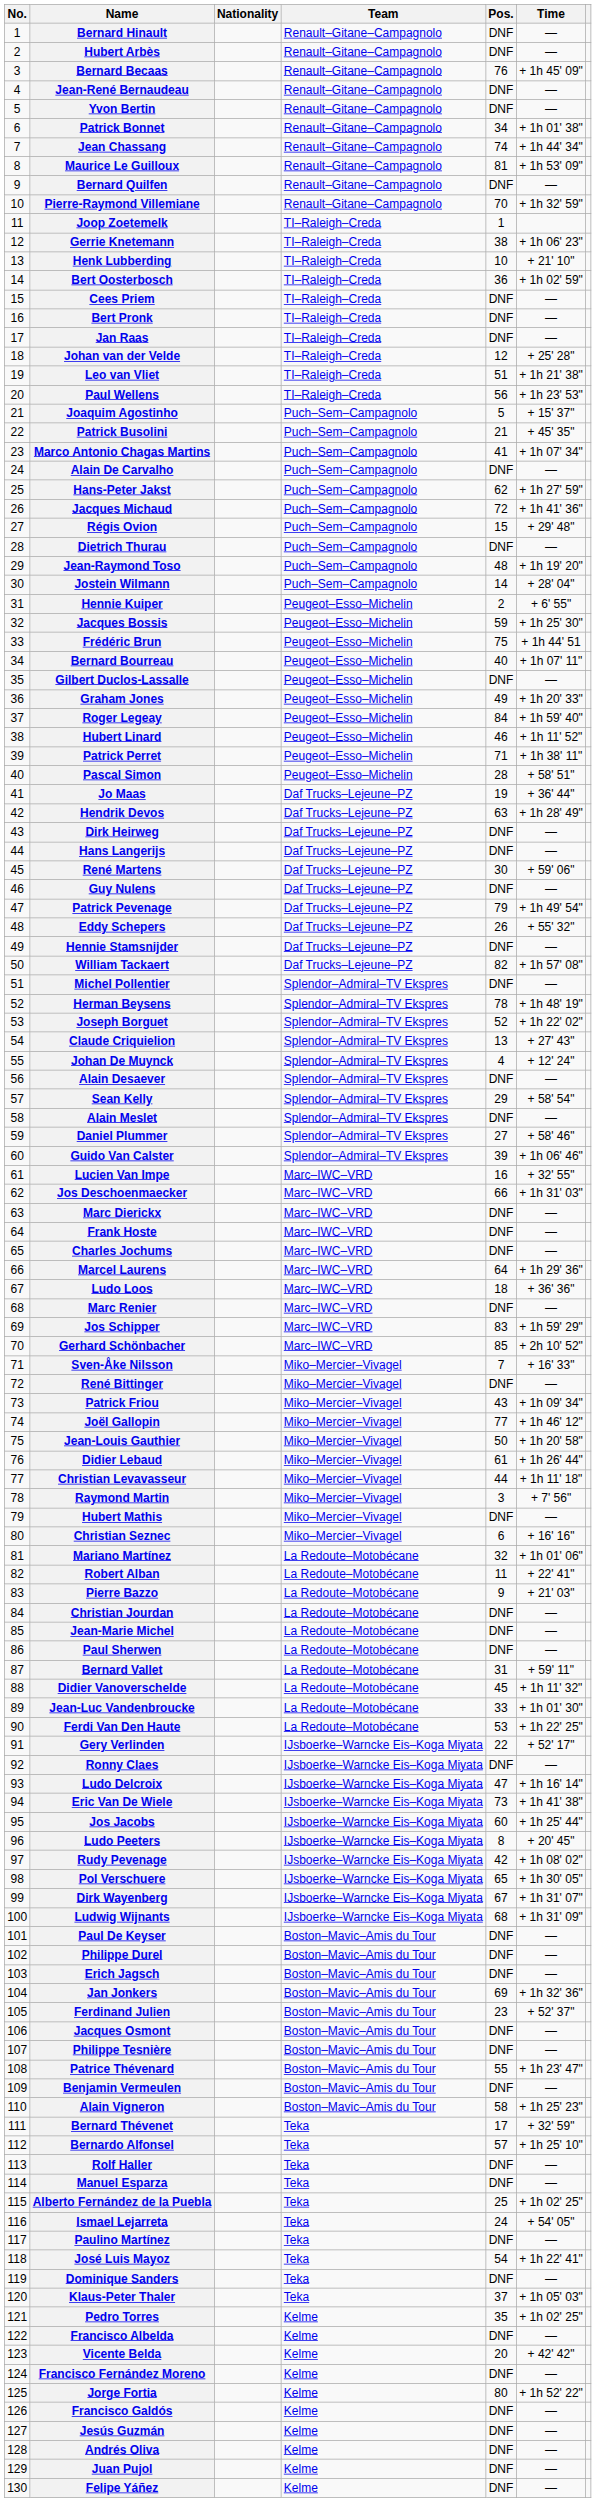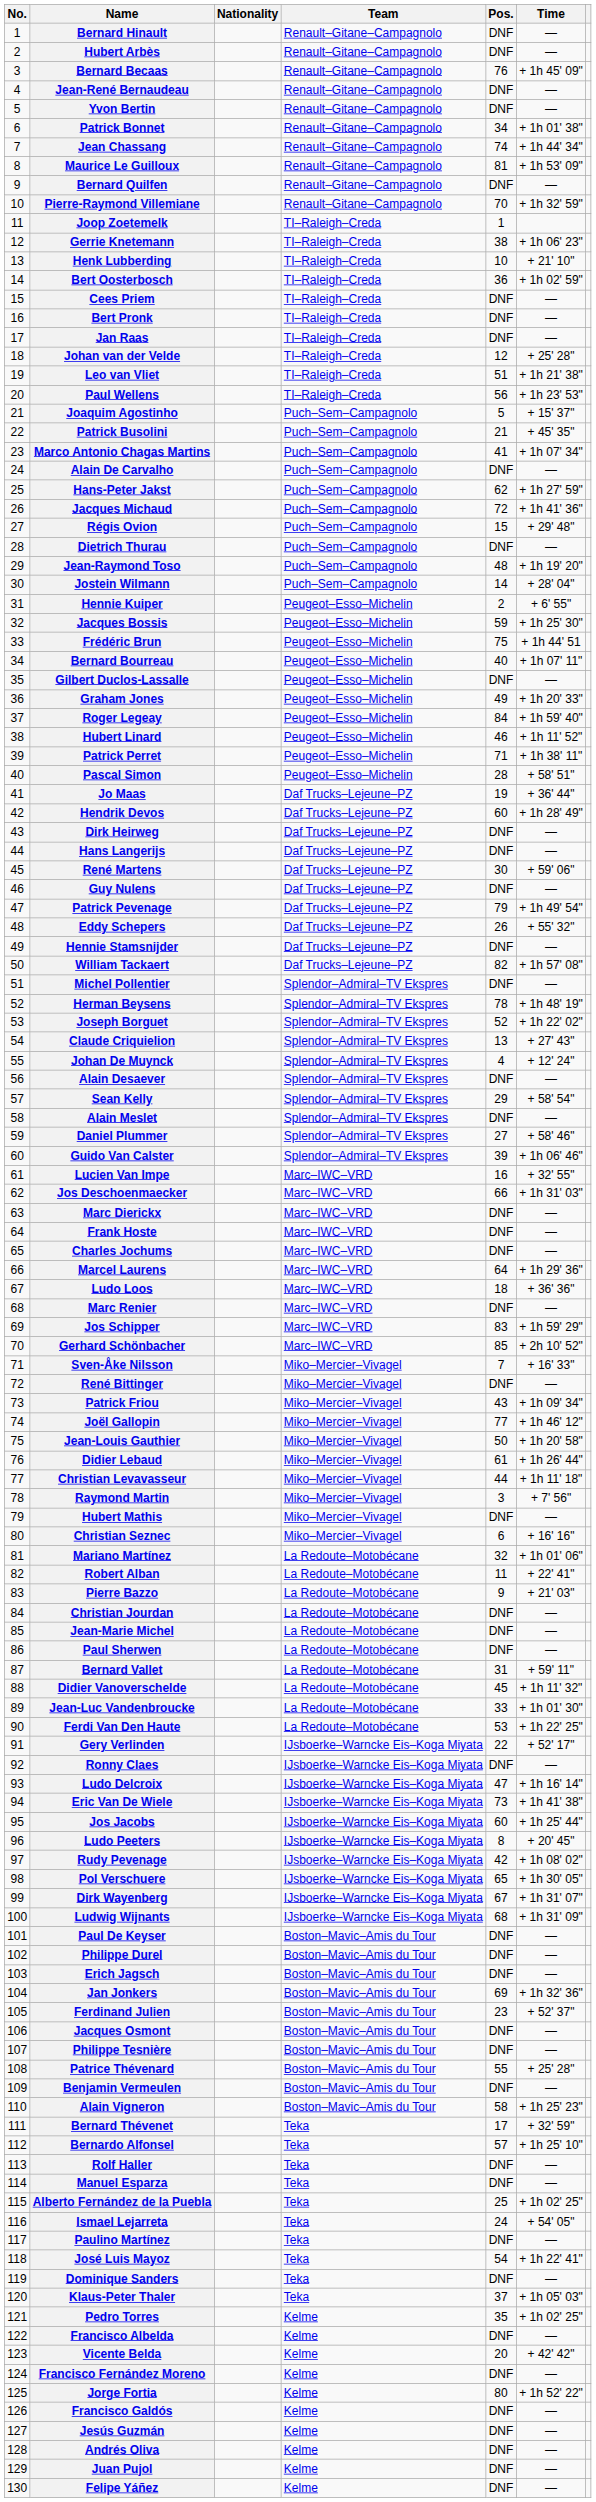(501, 813) 63 -> (501, 813) 60
(551, 2069) + 1h 23' 47" -> (551, 2069) + 25' 28"
